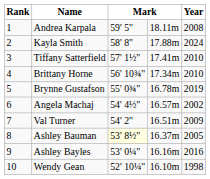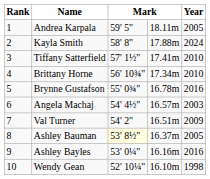(194, 27) 2008 -> (194, 27) 2005
(194, 89) 2019 -> (194, 89) 2016
(194, 105) 2002 -> (194, 105) 2003
